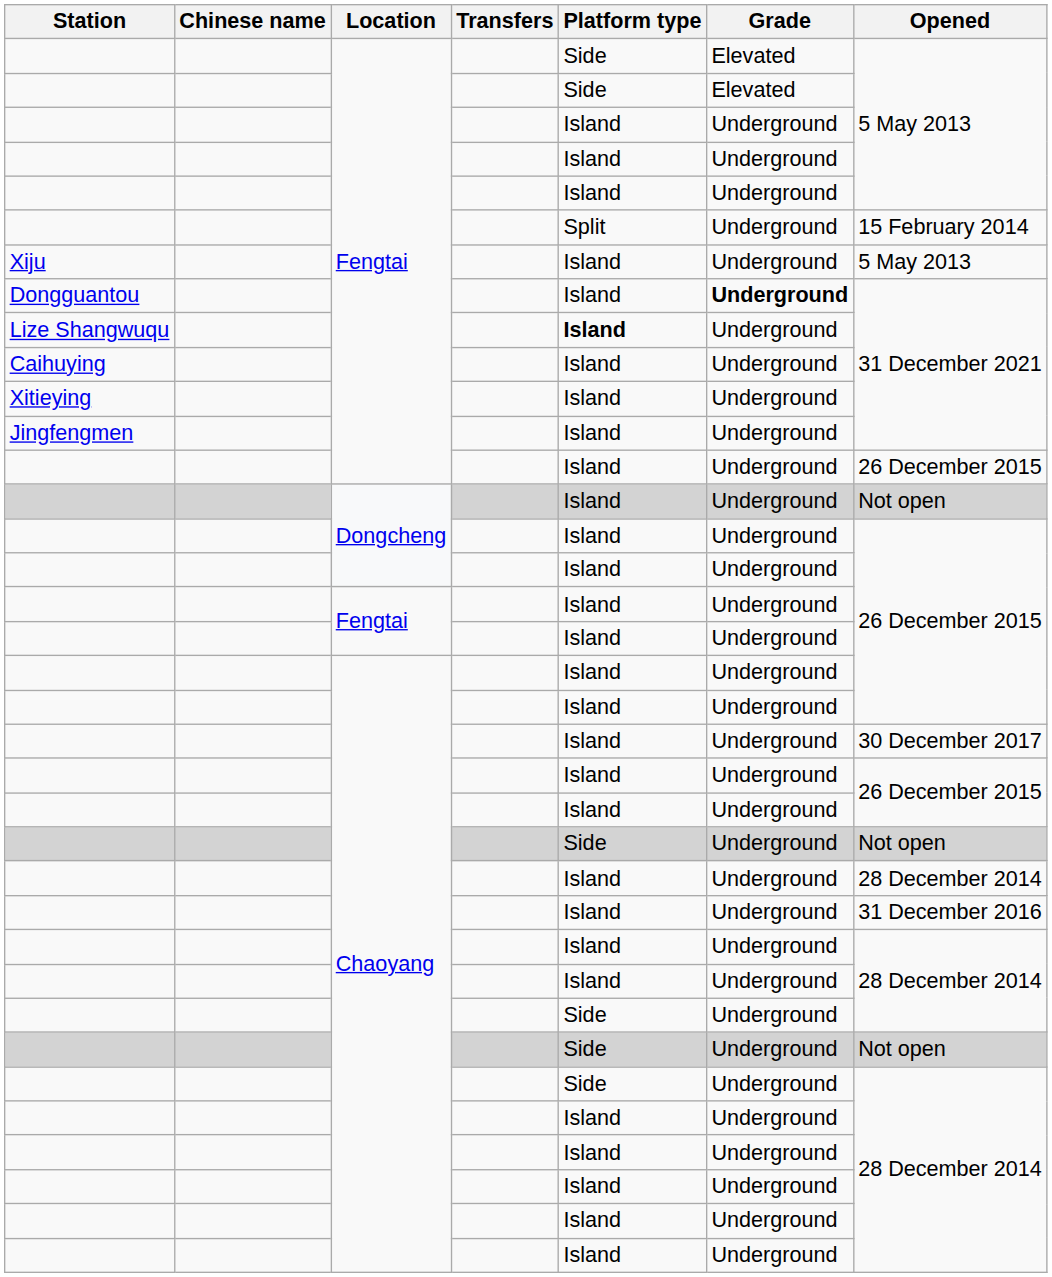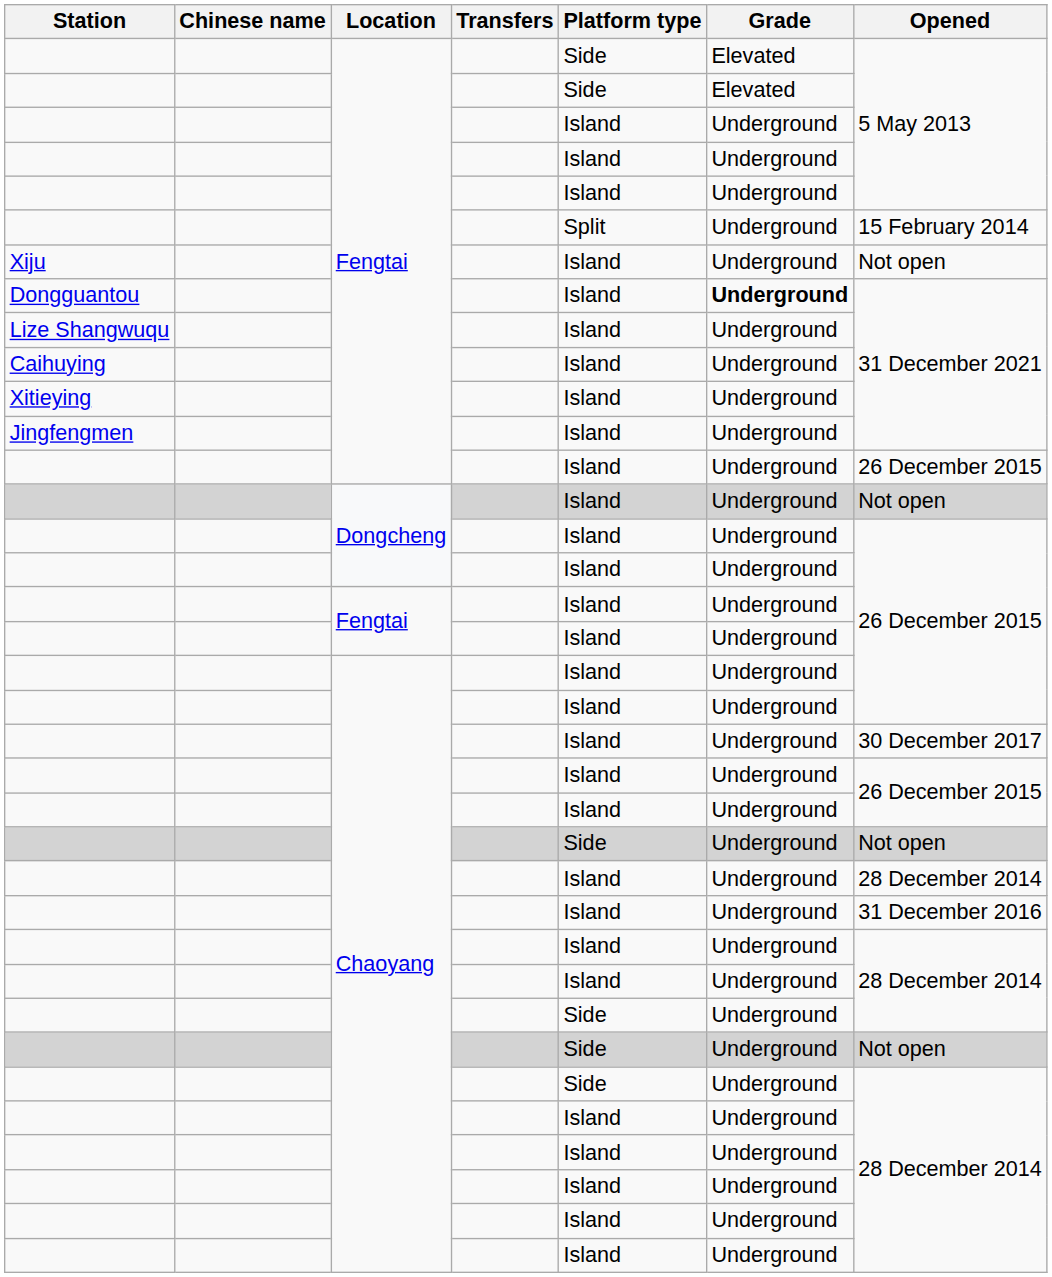(915, 261) 5 May 2013 -> (902, 261) Not open
(595, 329) bold -> (592, 329) normal
